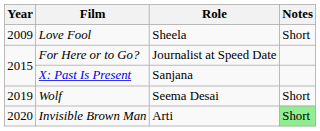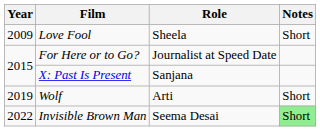(186, 95) Seema Desai -> (163, 95) Arti
(20, 116) 2020 -> (20, 116) 2022
(163, 116) Arti -> (186, 116) Seema Desai
